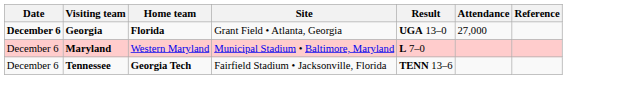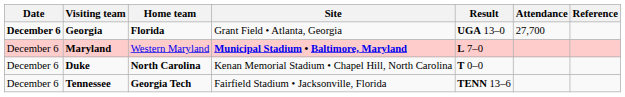(472, 31) 27,000 -> (530, 31) 27,700
(304, 48) normal -> (311, 48) bold
+ row: (78, 66)
